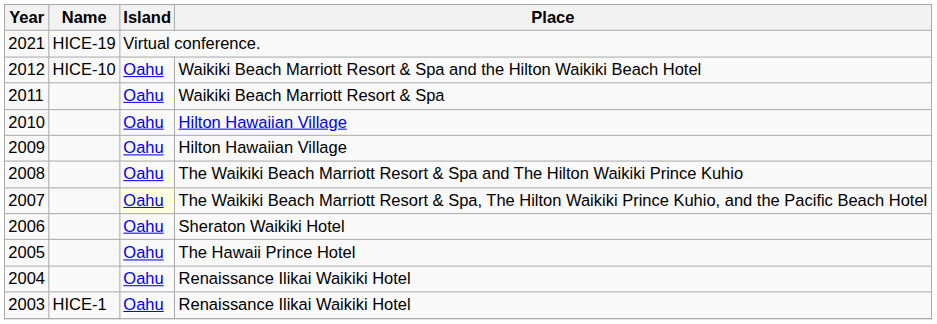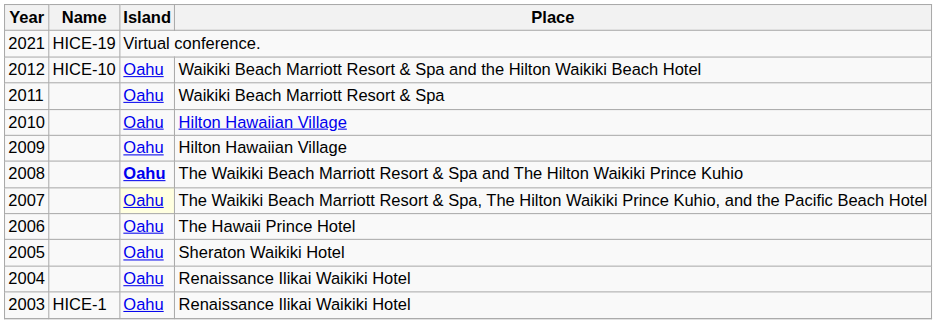(144, 174) normal -> (144, 174) bold
(262, 226) Sheraton Waikiki Hotel -> (267, 226) The Hawaii Prince Hotel
(267, 252) The Hawaii Prince Hotel -> (262, 252) Sheraton Waikiki Hotel
